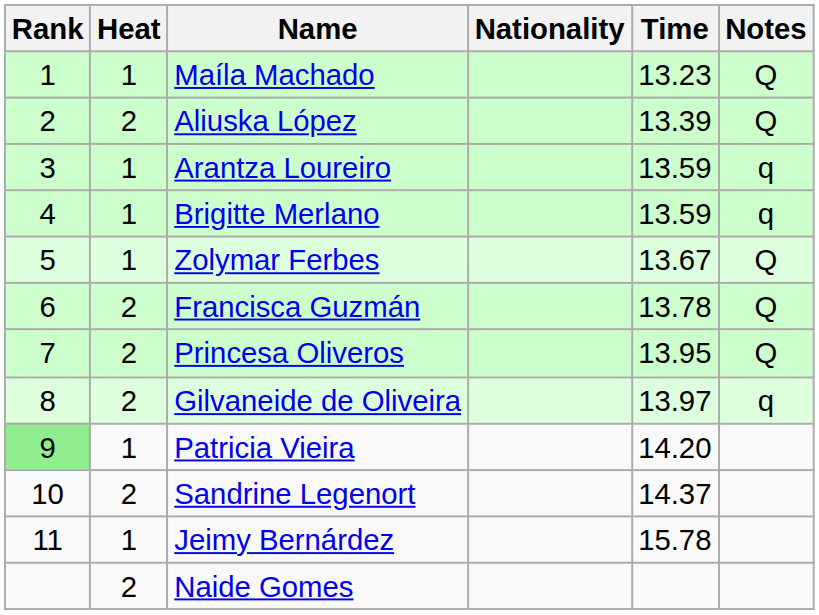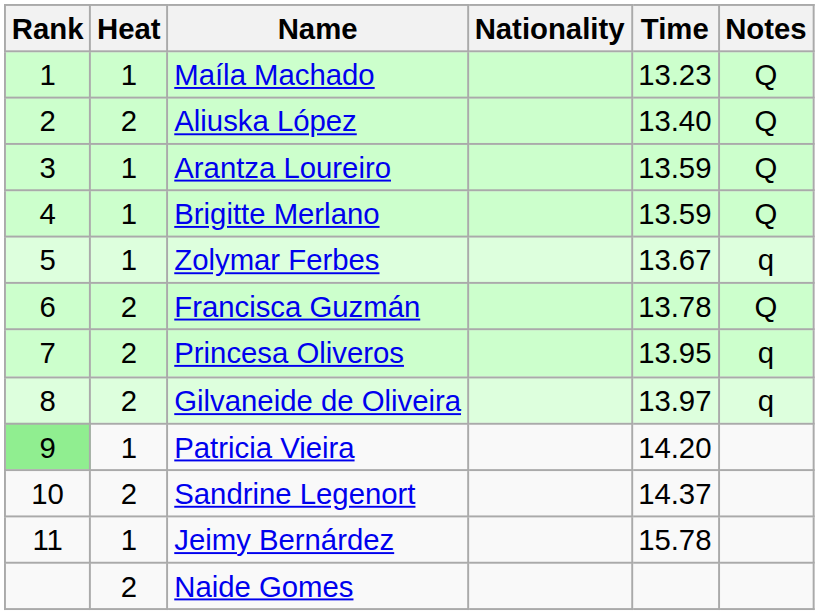(675, 121) 13.39 -> (675, 121) 13.40
(766, 168) q -> (766, 168) Q
(766, 214) q -> (766, 214) Q
(766, 261) Q -> (766, 261) q
(766, 353) Q -> (766, 353) q
